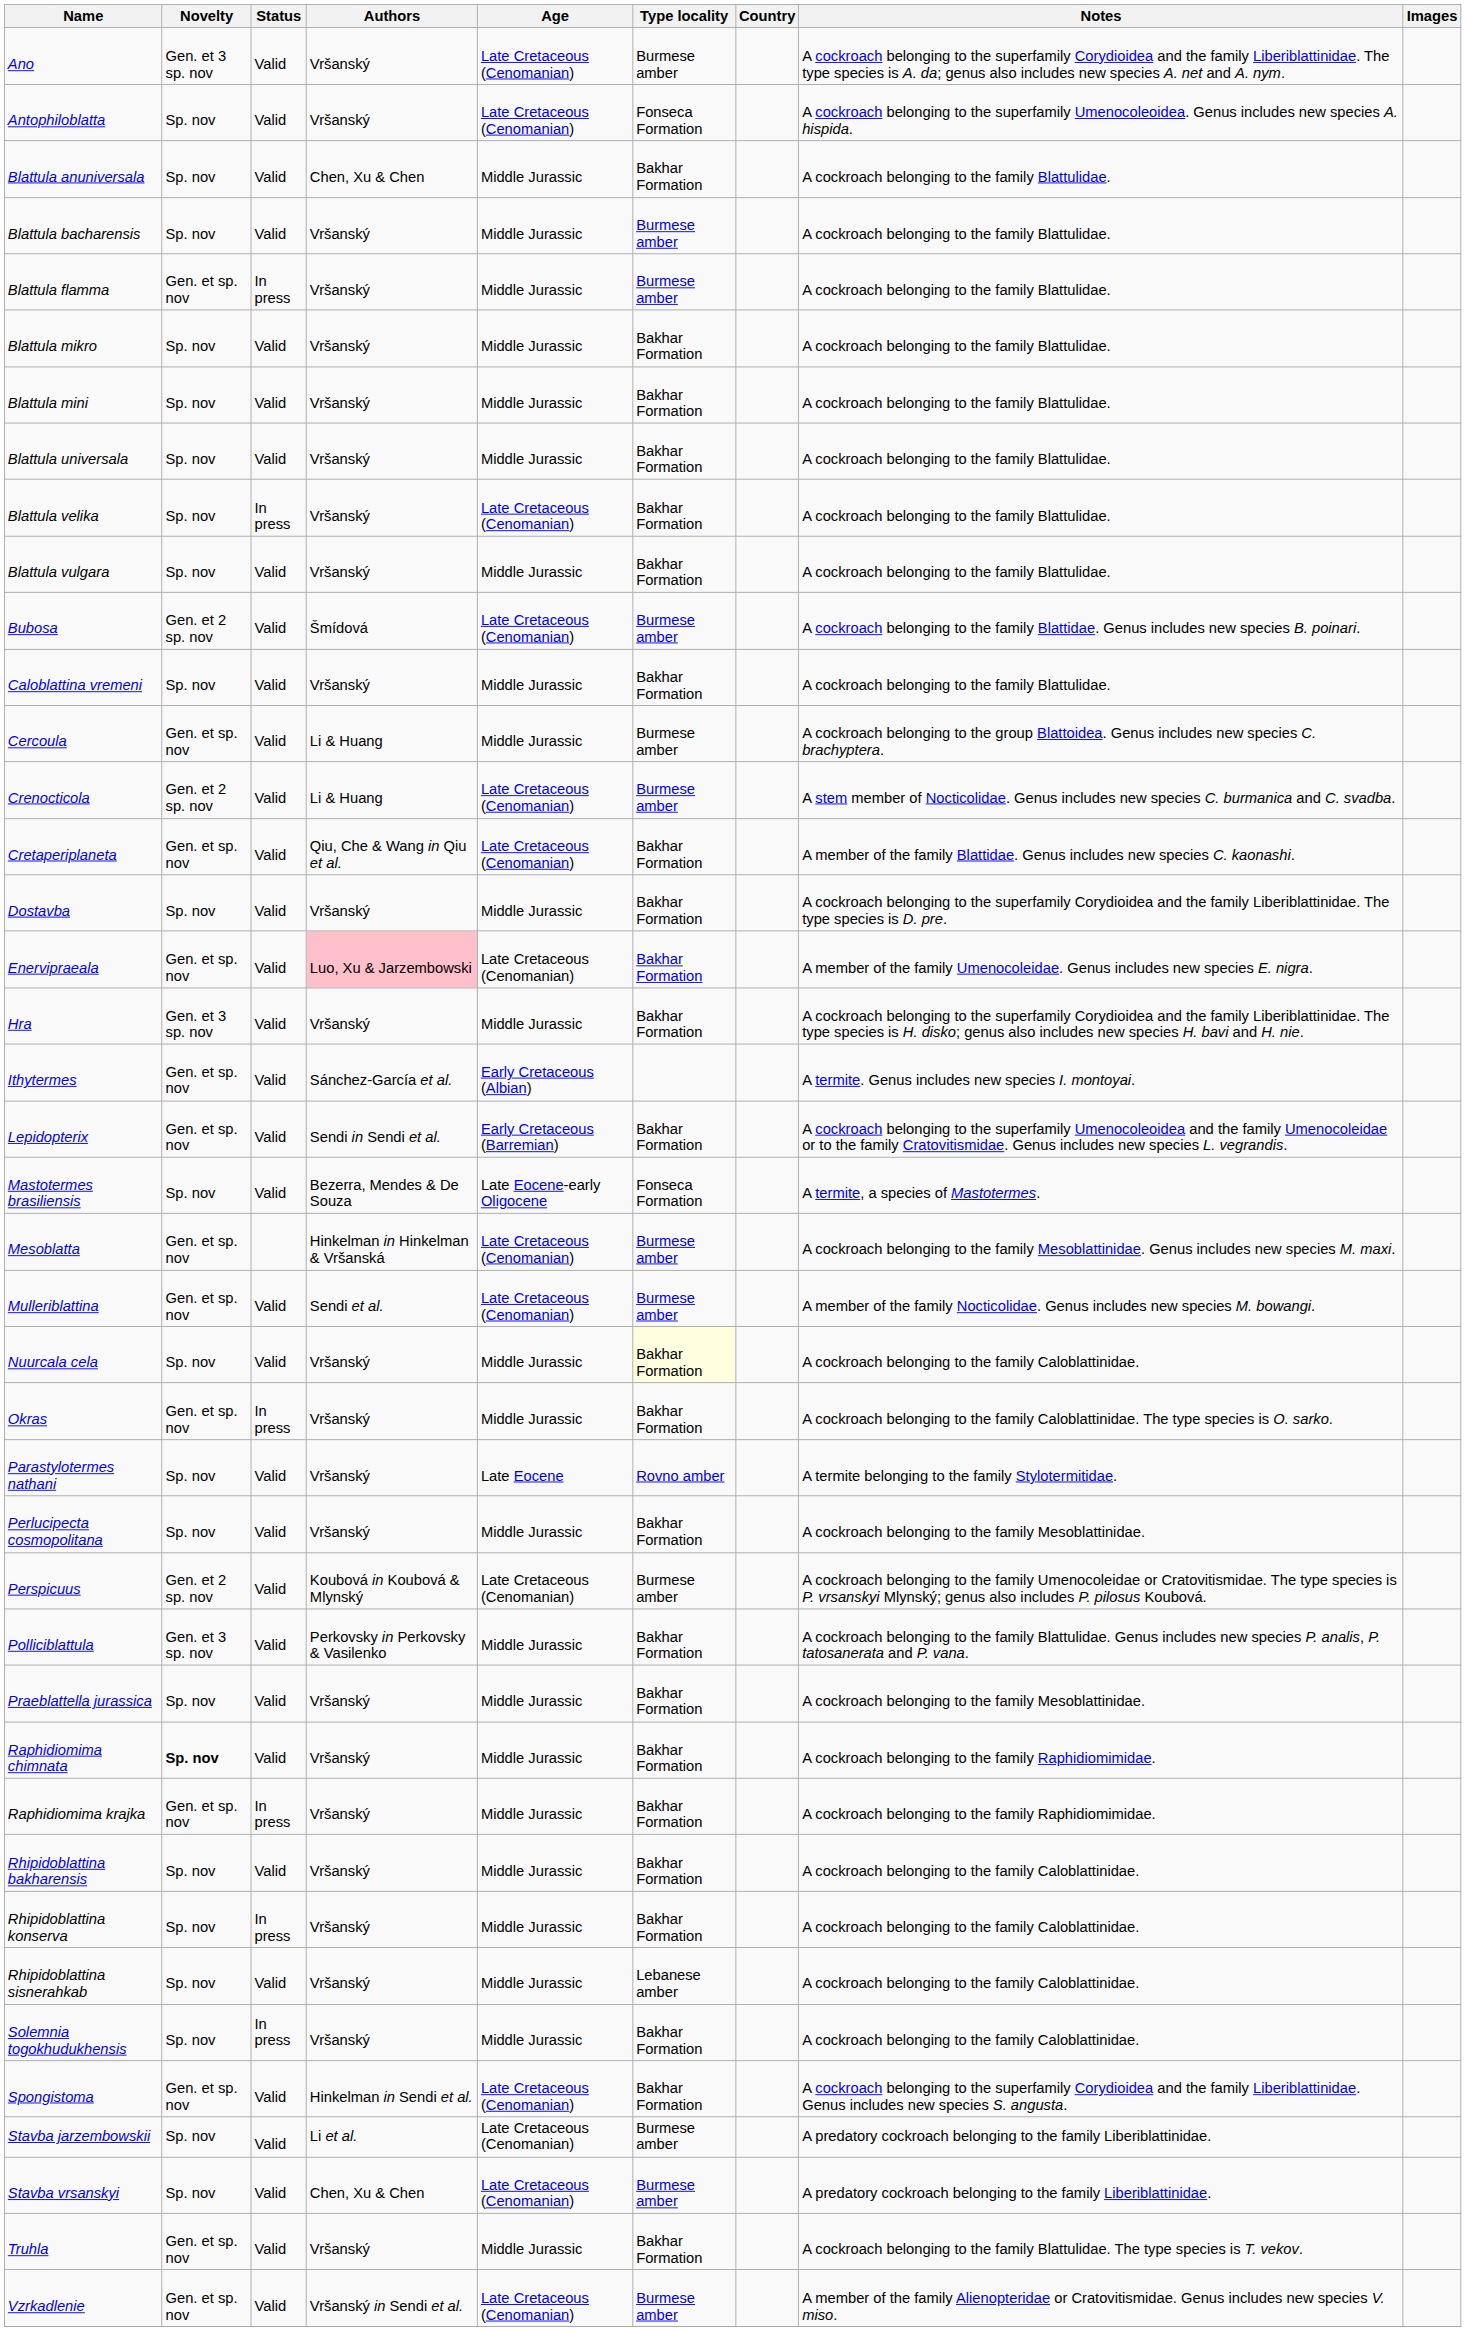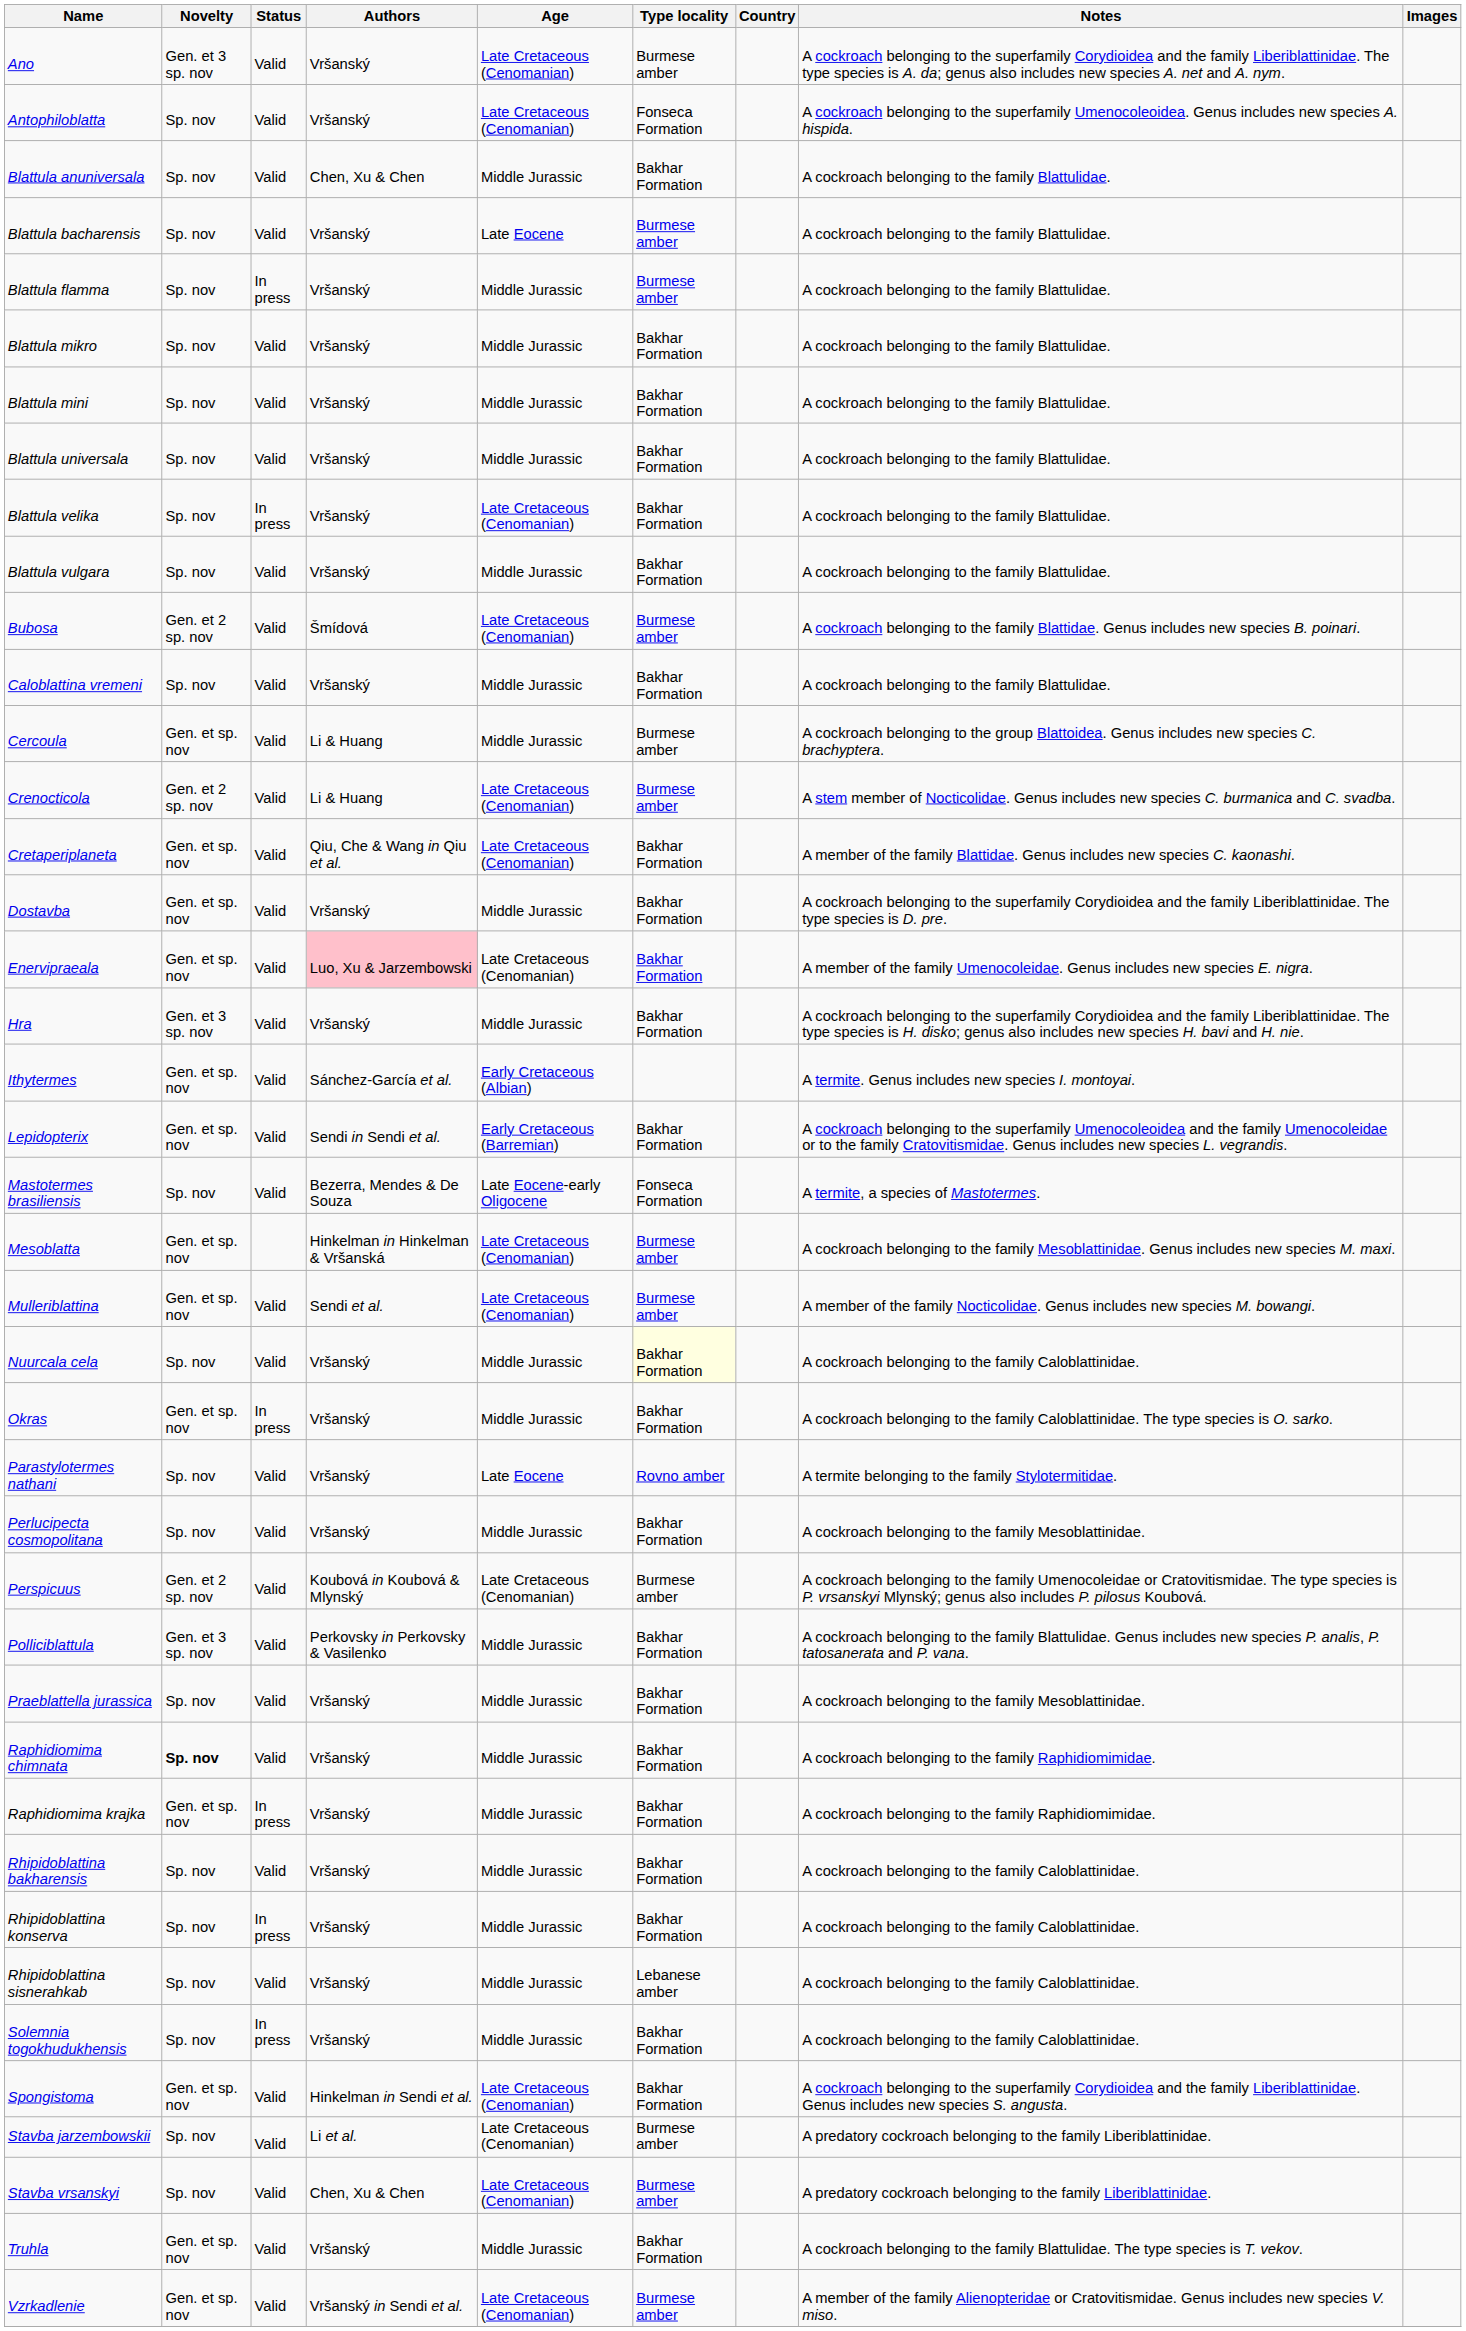(532, 233) Middle Jurassic -> (522, 233) Late Eocene
(202, 290) Gen. et sp. nov -> (190, 290) Sp. nov
(190, 911) Sp. nov -> (202, 911) Gen. et sp. nov
